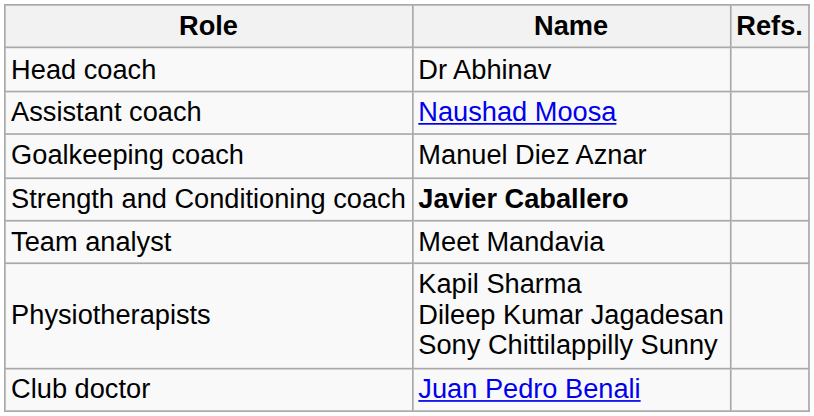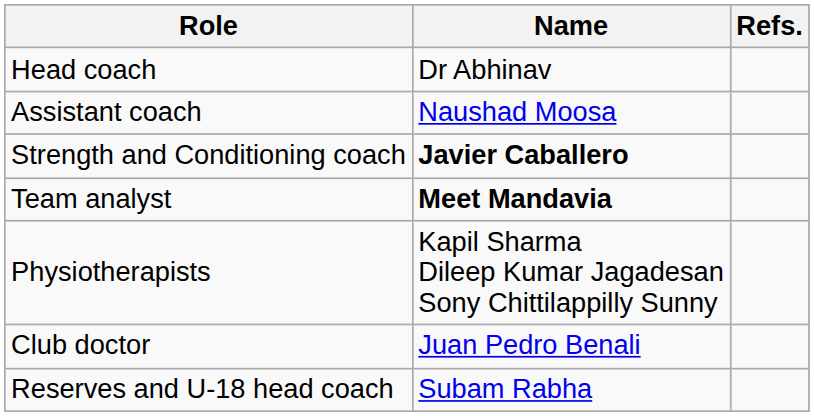- row: (128, 155)
(511, 241) normal -> (515, 198) bold
+ row: (202, 389)
